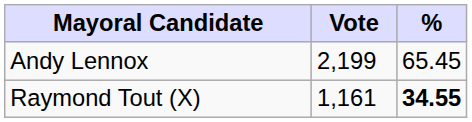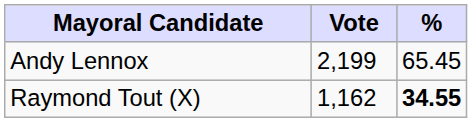(347, 98) 1,161 -> (347, 98) 1,162
